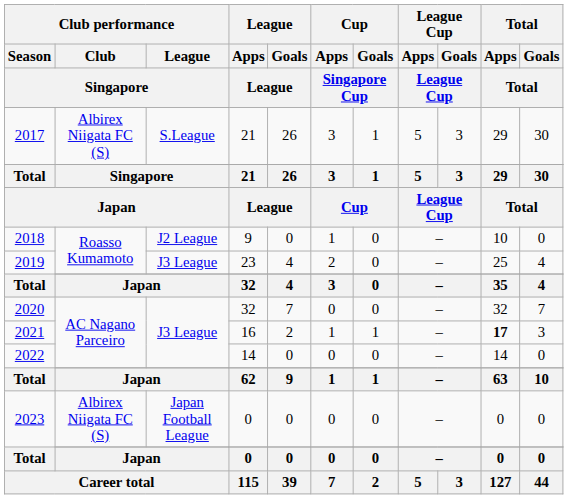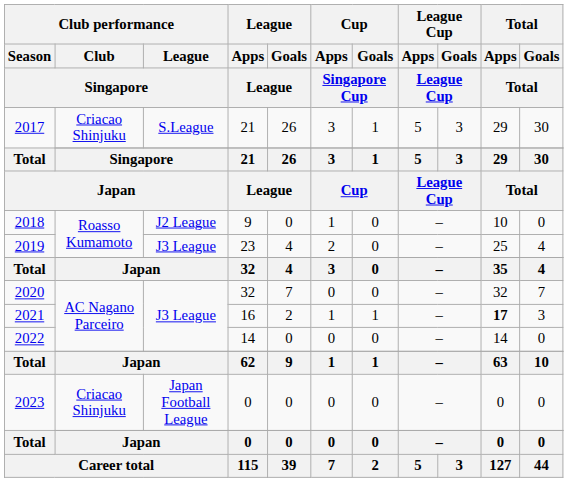(100, 135) Albirex Niigata FC (S) -> (99, 127) Criacao Shinjuku
(100, 419) Albirex Niigata FC (S) -> (99, 402) Criacao Shinjuku
